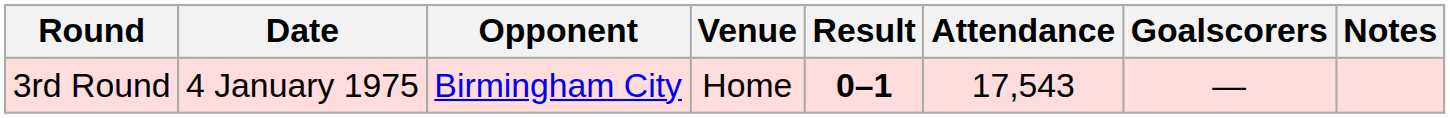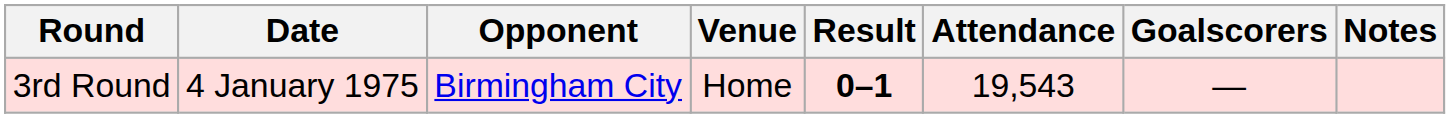(1023, 84) 17,543 -> (1023, 84) 19,543
